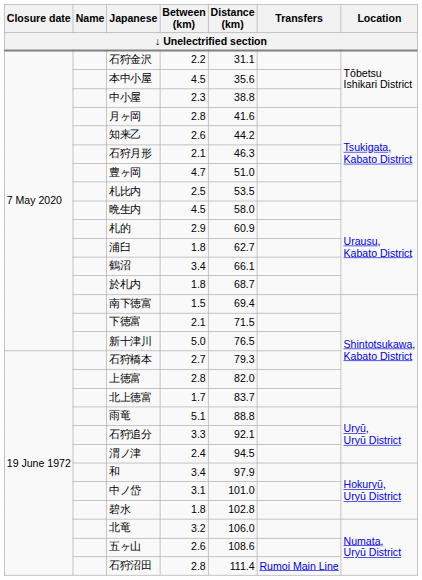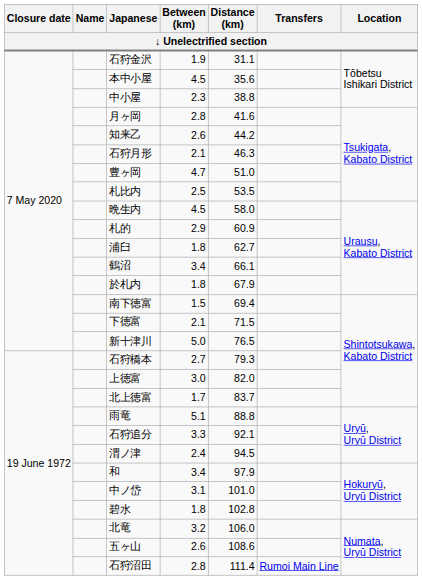(198, 60) 2.2 -> (198, 60) 1.9
(244, 285) 68.7 -> (244, 285) 67.9
(198, 378) 2.8 -> (198, 378) 3.0
